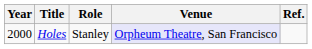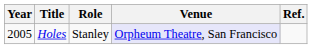(20, 33) 2000 -> (20, 33) 2005
